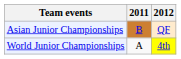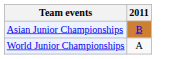- column: (164, 13)
